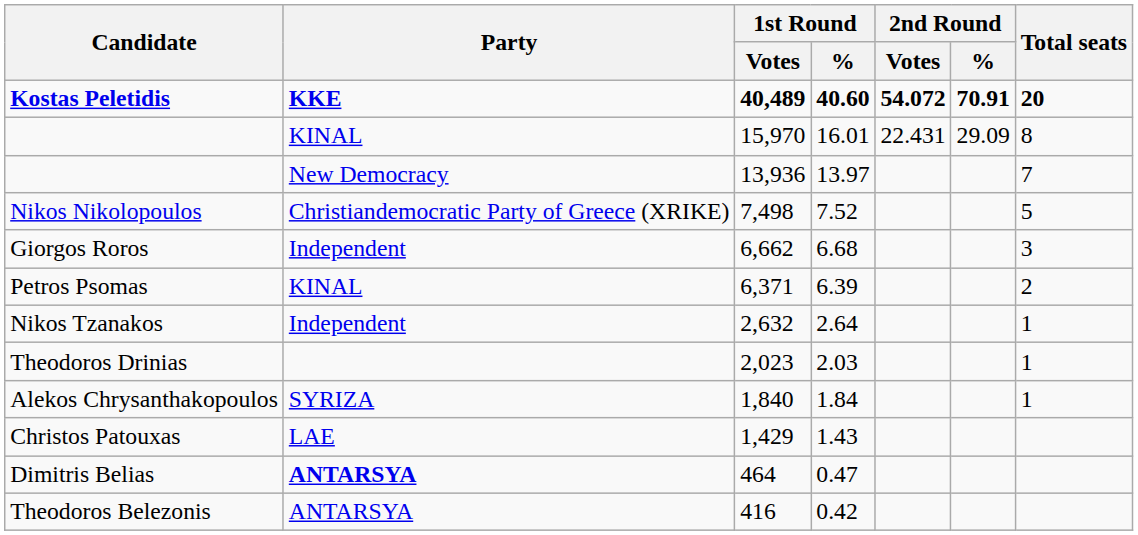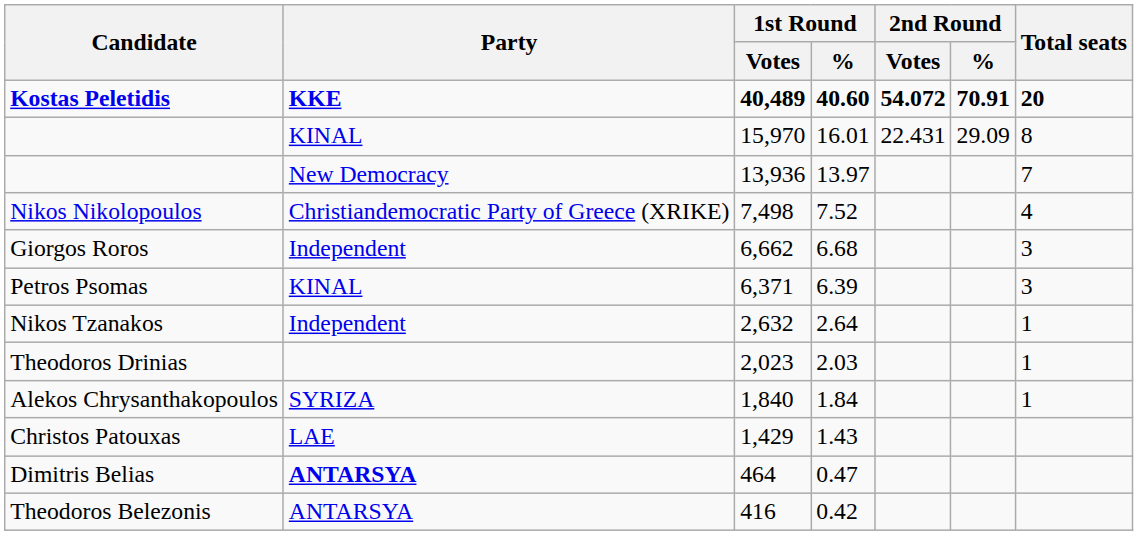(1027, 211) 5 -> (1027, 211) 4
(1027, 286) 2 -> (1027, 286) 3
